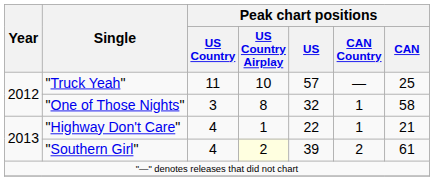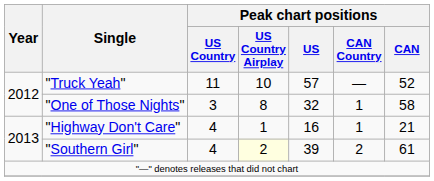(407, 83) 25 -> (407, 83) 52
(311, 127) 22 -> (311, 127) 16
